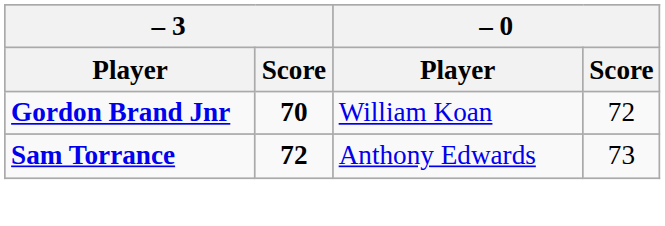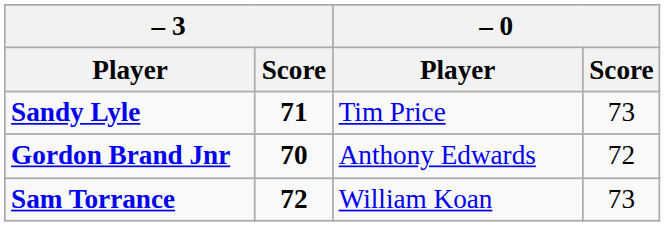+ row: (76, 112)
(416, 112) William Koan -> (437, 155) Anthony Edwards
(437, 155) Anthony Edwards -> (416, 198) William Koan
